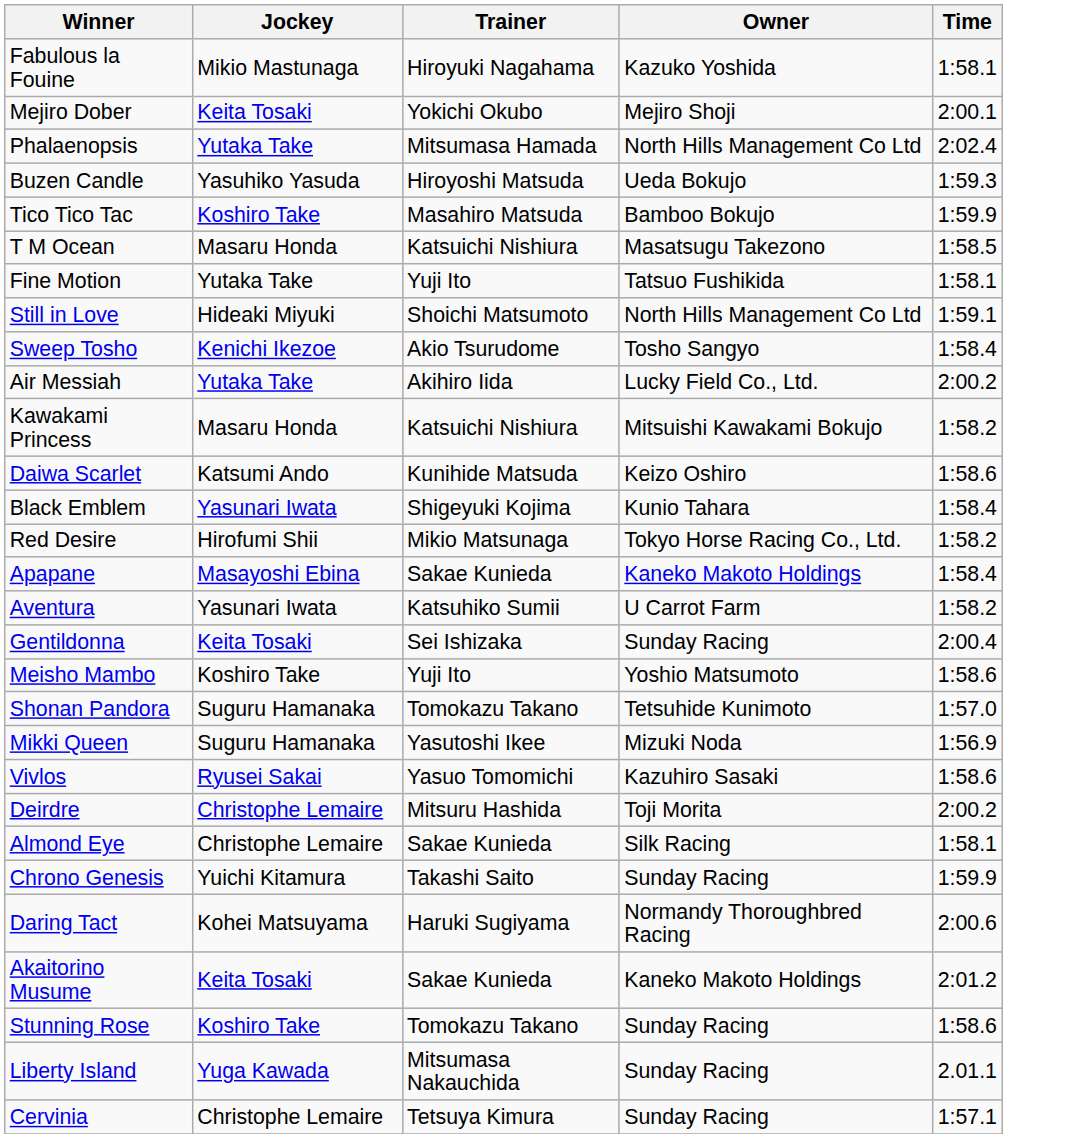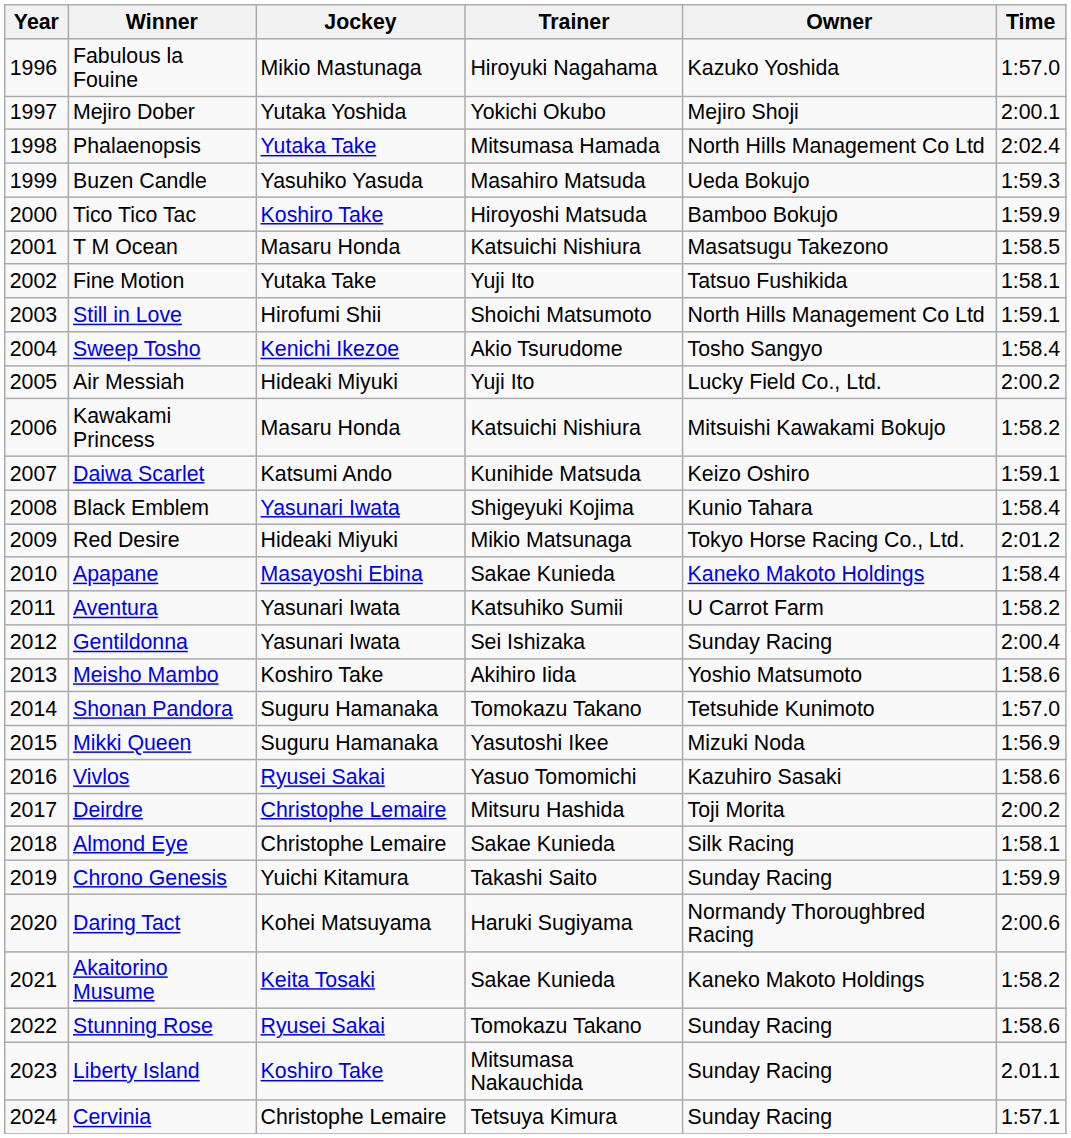+ column: (36, 22)
(967, 67) 1:58.1 -> (1031, 67) 1:57.0
(255, 113) Keita Tosaki -> (333, 113) Yutaka Yoshida
(495, 180) Hiroyoshi Matsuda -> (558, 180) Masahiro Matsuda
(495, 214) Masahiro Matsuda -> (559, 214) Hiroyoshi Matsuda
(266, 315) Hideaki Miyuki -> (321, 315) Hirofumi Shii
(255, 382) Yutaka Take -> (329, 382) Hideaki Miyuki
(460, 382) Akihiro Iida -> (502, 382) Yuji Ito
(967, 473) 1:58.6 -> (1031, 473) 1:59.1
(258, 541) Hirofumi Shii -> (329, 541) Hideaki Miyuki
(967, 541) 1:58.2 -> (1031, 541) 2:01.2
(255, 642) Keita Tosaki -> (330, 642) Yasunari Iwata
(439, 675) Yuji Ito -> (523, 675) Akihiro Iida
(967, 980) 2:01.2 -> (1031, 980) 1:58.2
(259, 1026) Koshiro Take -> (323, 1026) Ryusei Sakai
(263, 1071) Yuga Kawada -> (322, 1071) Koshiro Take
